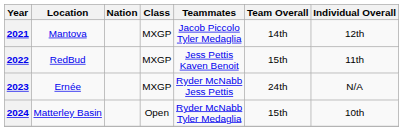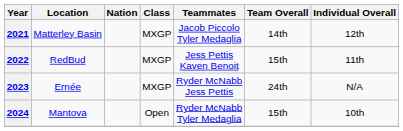(68, 33) Mantova -> (68, 33) Matterley Basin
(68, 113) Matterley Basin -> (68, 113) Mantova
